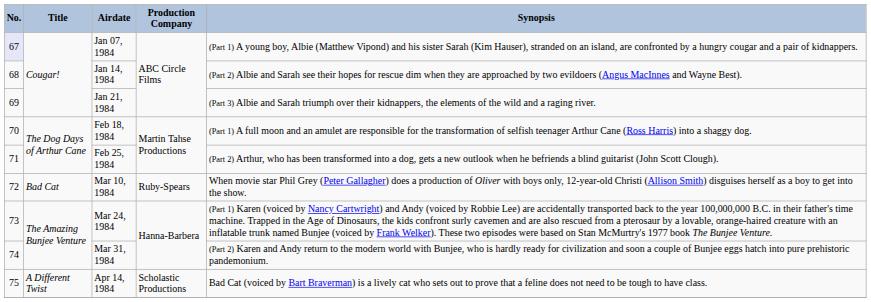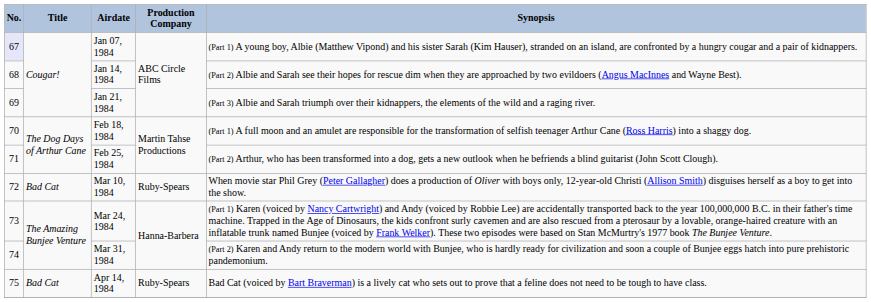(48, 283) A Different Twist -> (42, 283) Bad Cat
(162, 283) Scholastic Productions -> (164, 283) Ruby-Spears
